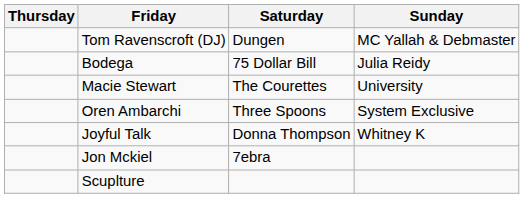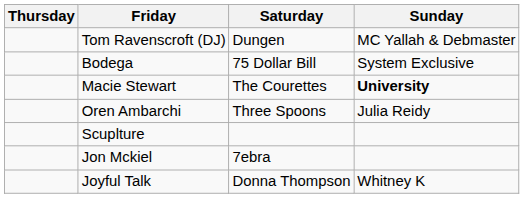(394, 63) Julia Reidy -> (416, 63) System Exclusive
(390, 87) normal -> (393, 87) bold
(416, 110) System Exclusive -> (394, 110) Julia Reidy
rows swapped: (116, 134) <-> (113, 181)
